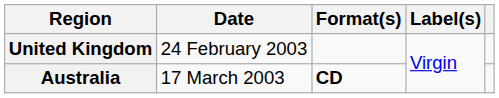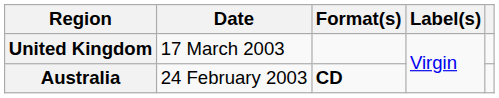(234, 48) 24 February 2003 -> (223, 48) 17 March 2003
(223, 78) 17 March 2003 -> (234, 78) 24 February 2003
